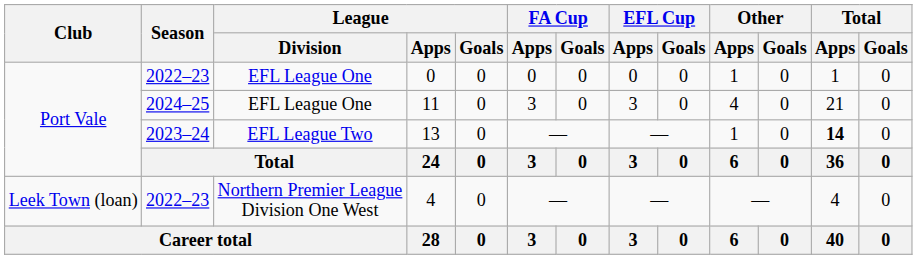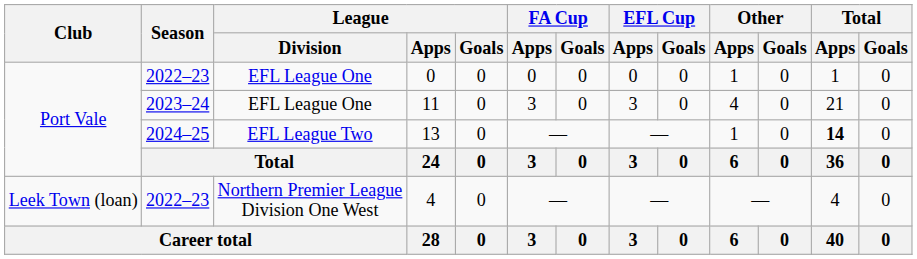(178, 104) 2024–25 -> (178, 104) 2023–24
(178, 133) 2023–24 -> (178, 133) 2024–25
